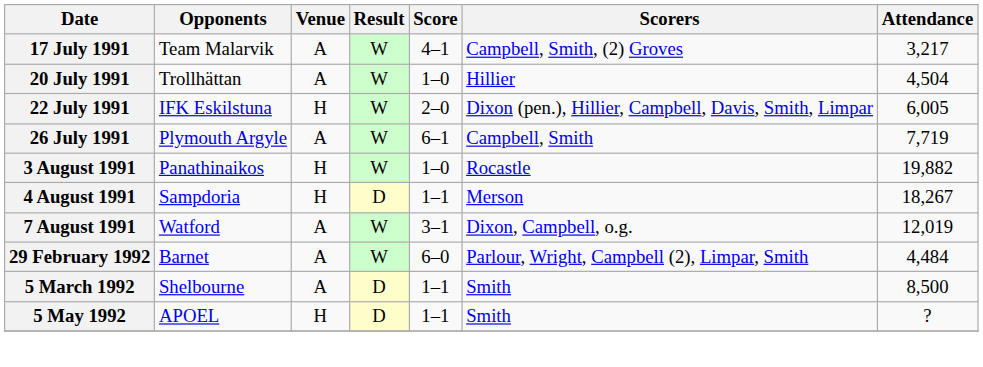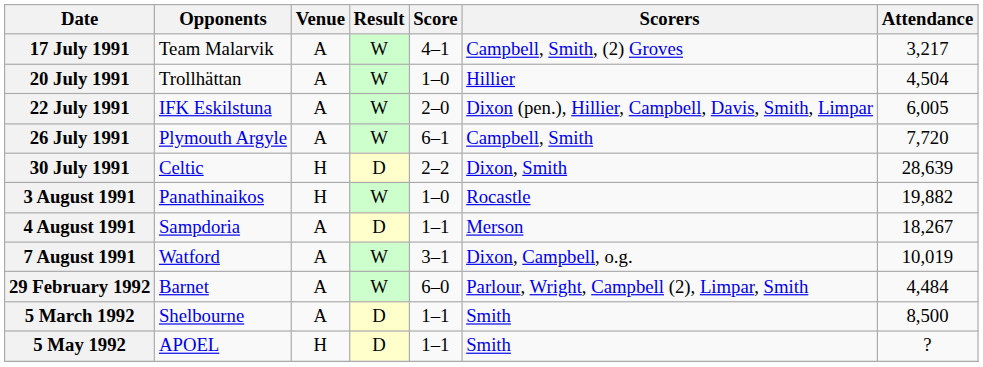(320, 108) H -> (320, 108) A
(927, 138) 7,719 -> (927, 138) 7,720
+ row: (80, 167)
(320, 197) H -> (320, 227) A
(927, 227) 12,019 -> (927, 256) 10,019
